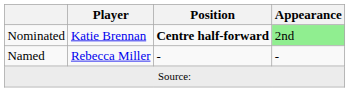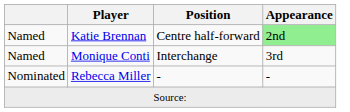(36, 35) Nominated -> (26, 35) Named
(213, 35) bold -> (208, 35) normal
+ row: (110, 55)
(26, 55) Named -> (36, 76) Nominated
